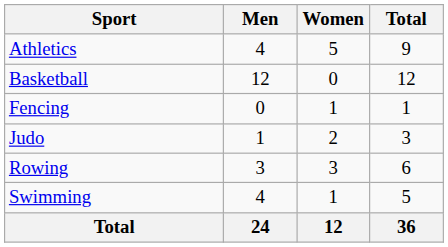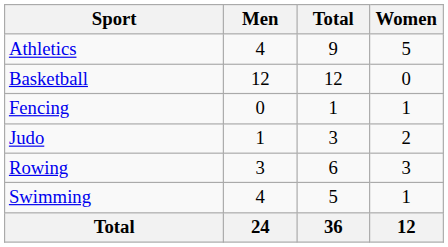columns swapped: (333, 19) <-> (406, 19)
